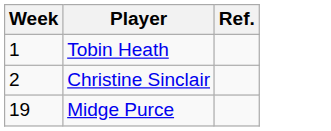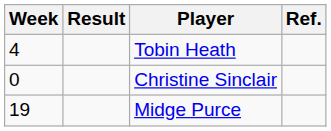+ column: (96, 19)
(14, 49) 1 -> (14, 49) 4
(14, 79) 2 -> (14, 79) 0
